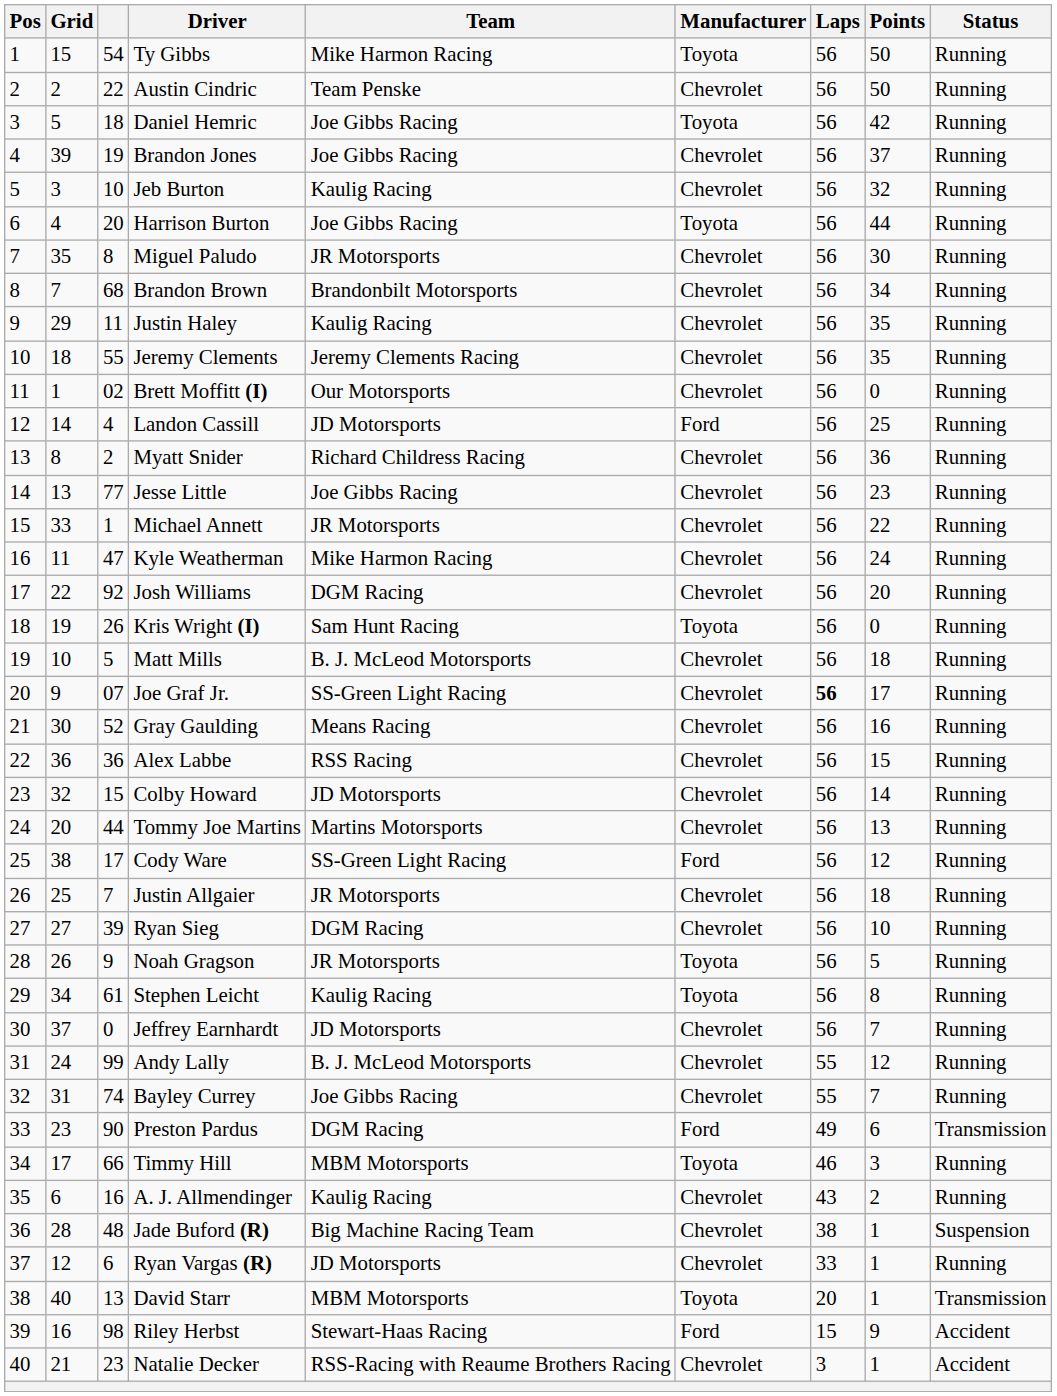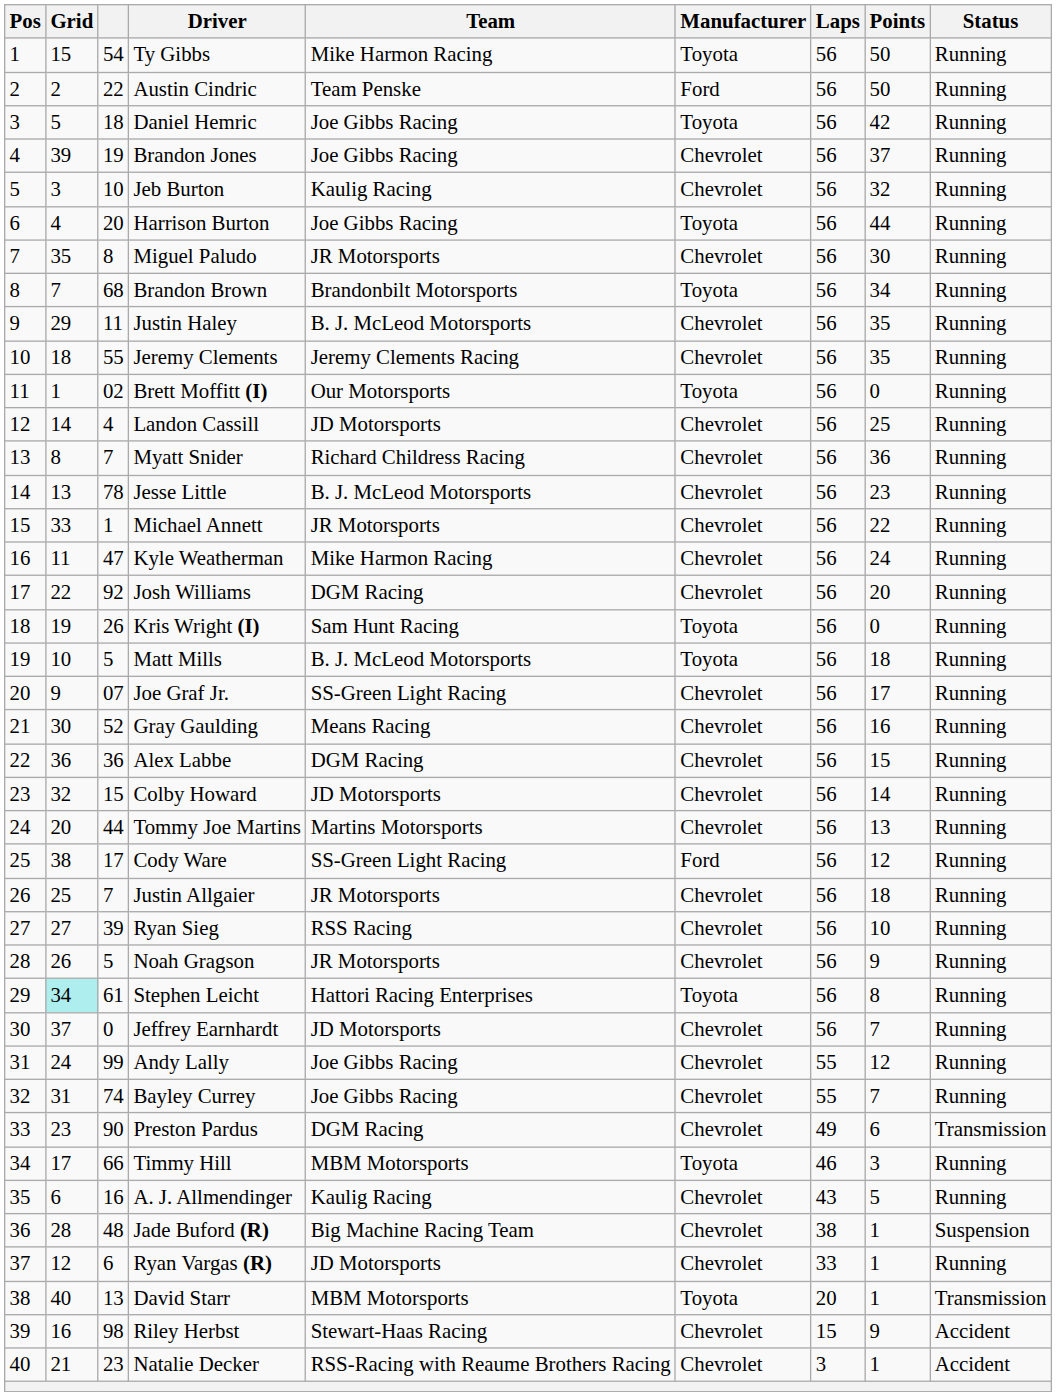(721, 88) Chevrolet -> (700, 88) Ford
(721, 289) Chevrolet -> (709, 289) Toyota
(371, 323) Kaulig Racing -> (421, 323) B. J. McLeod Motorsports
(721, 390) Chevrolet -> (709, 390) Toyota
(700, 423) Ford -> (721, 423) Chevrolet
(108, 457) 2 -> (108, 457) 7
(113, 491) 77 -> (113, 491) 78
(384, 491) Joe Gibbs Racing -> (421, 491) B. J. McLeod Motorsports
(721, 659) Chevrolet -> (709, 659) Toyota
(826, 692) bold -> (826, 692) normal
(361, 759) RSS Racing -> (367, 759) DGM Racing
(367, 927) DGM Racing -> (361, 927) RSS Racing
(108, 961) 9 -> (108, 961) 5
(709, 961) Toyota -> (721, 961) Chevrolet
(875, 961) 5 -> (875, 961) 9
(61, 994) no background -> (61, 994) paleturquoise background
(371, 994) Kaulig Racing -> (422, 994) Hattori Racing Enterprises
(421, 1062) B. J. McLeod Motorsports -> (384, 1062) Joe Gibbs Racing
(700, 1129) Ford -> (721, 1129) Chevrolet
(875, 1196) 2 -> (875, 1196) 5
(700, 1330) Ford -> (721, 1330) Chevrolet
